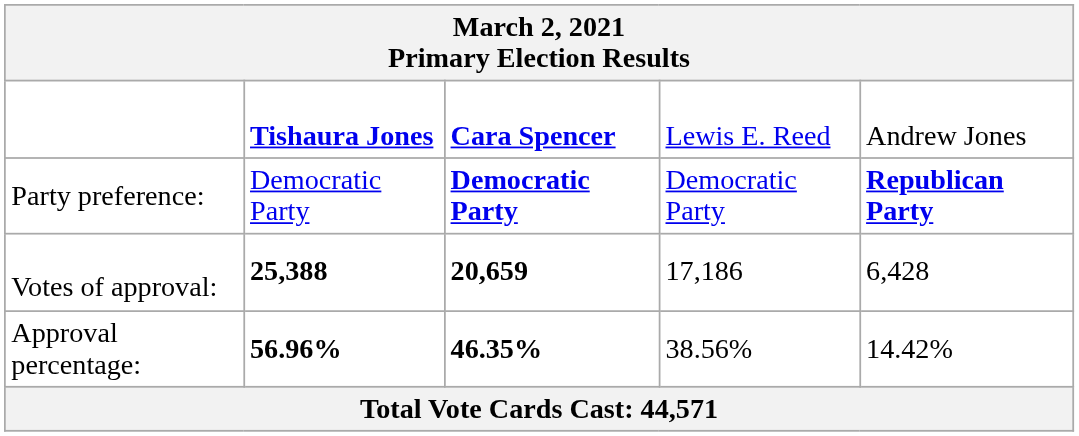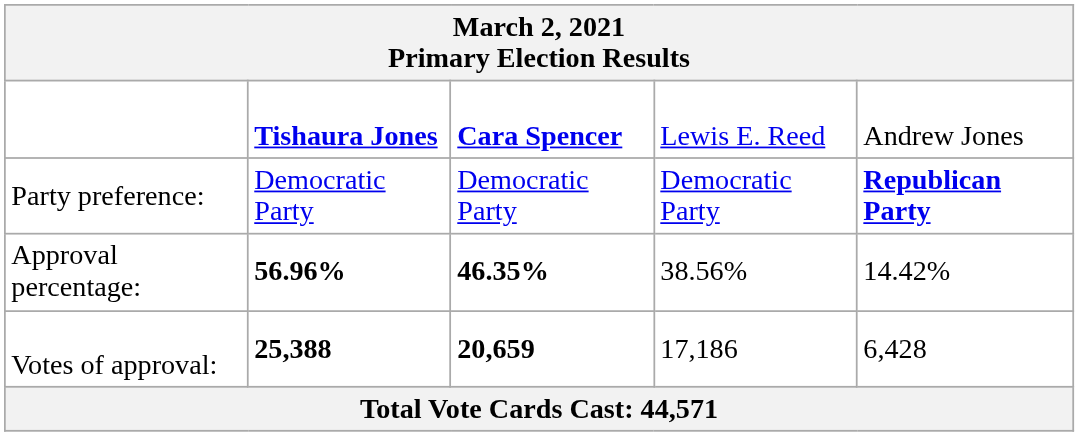(520, 195) bold -> (523, 195) normal
rows swapped: (114, 287) <-> (76, 348)
